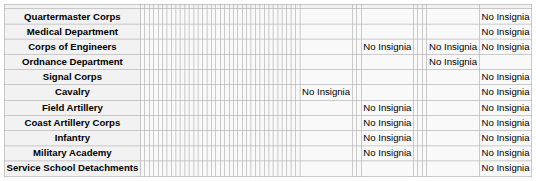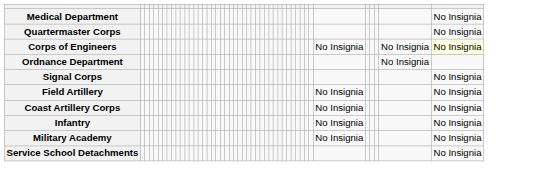rows swapped: (72, 16) <-> (72, 31)
(506, 46) no background -> (457, 46) lightyellow background
- row: (72, 92)
